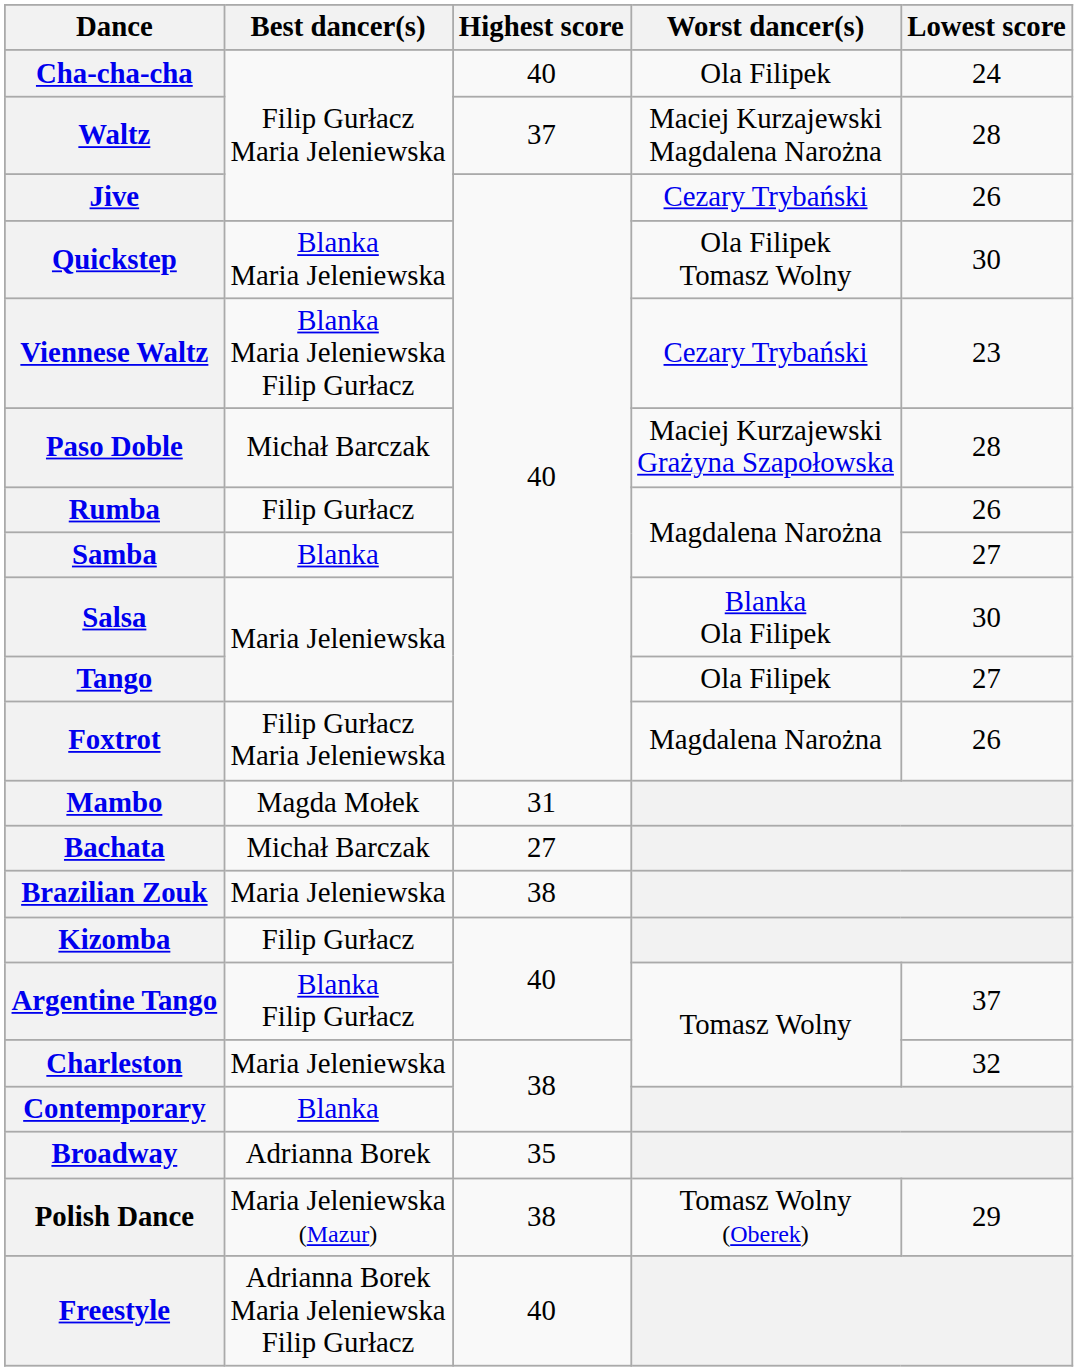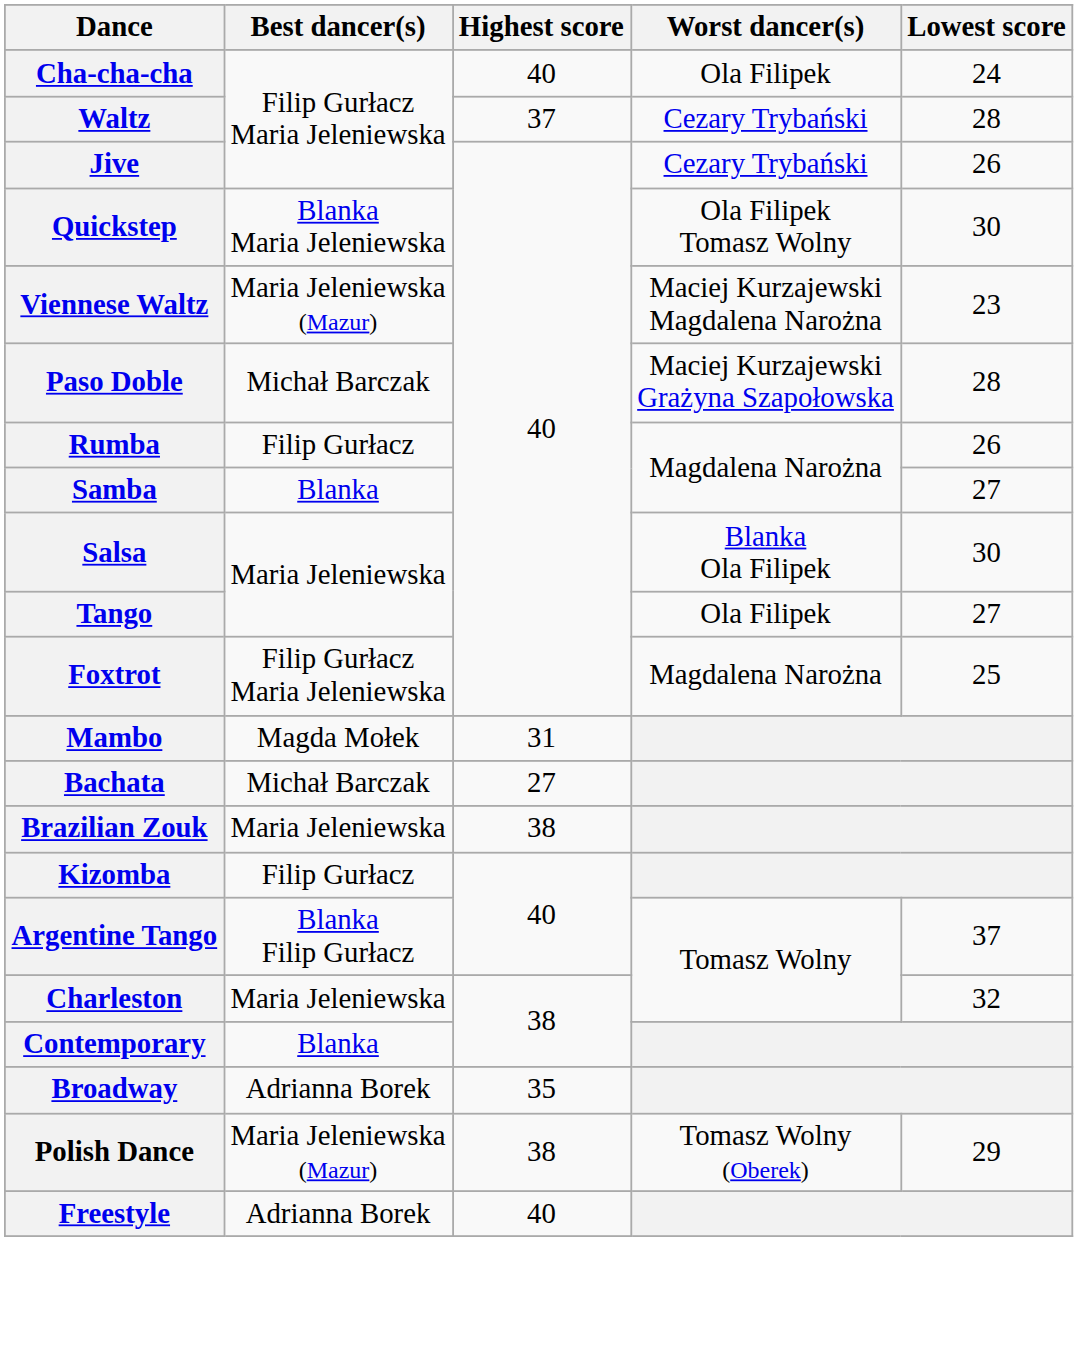(766, 134) Maciej Kurzajewski Magdalena Narożna -> (766, 118) Cezary Trybański
(338, 352) Blanka Maria Jeleniewska Filip Gurłacz -> (338, 304) Maria Jeleniewska (Mazur)
(766, 352) Cezary Trybański -> (766, 304) Maciej Kurzajewski Magdalena Narożna
(986, 740) 26 -> (986, 675) 25
(338, 1310) Adrianna Borek Maria Jeleniewska Filip Gurłacz -> (338, 1213) Adrianna Borek
